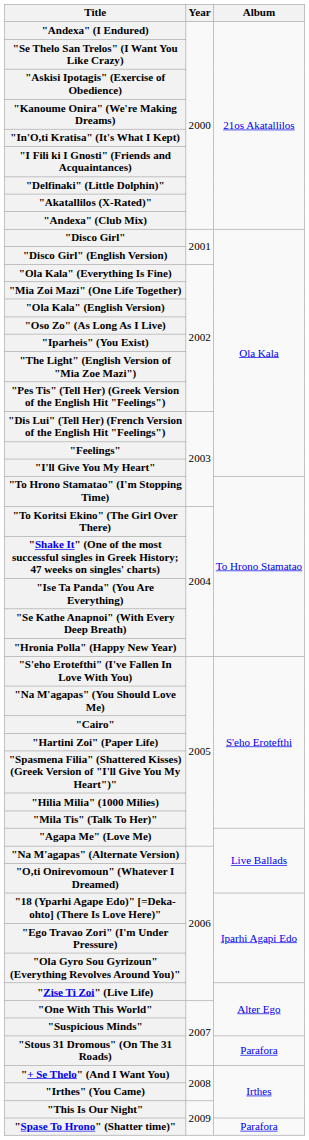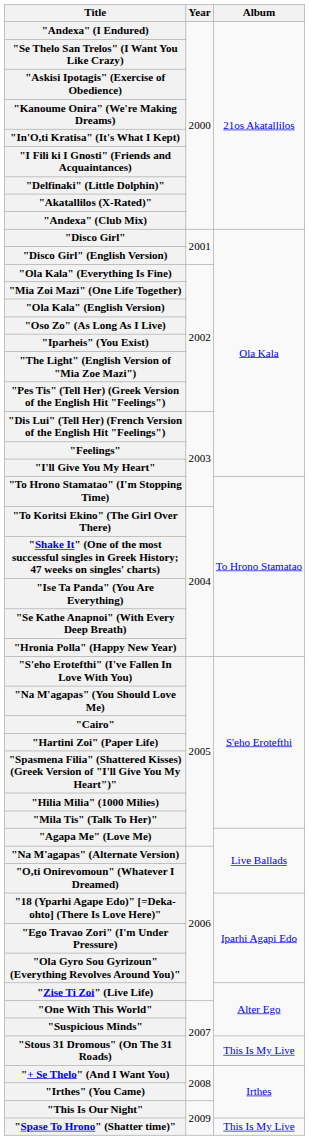(259, 1050) Parafora -> (259, 1050) This Is My Live
(259, 1126) Parafora -> (259, 1126) This Is My Live
